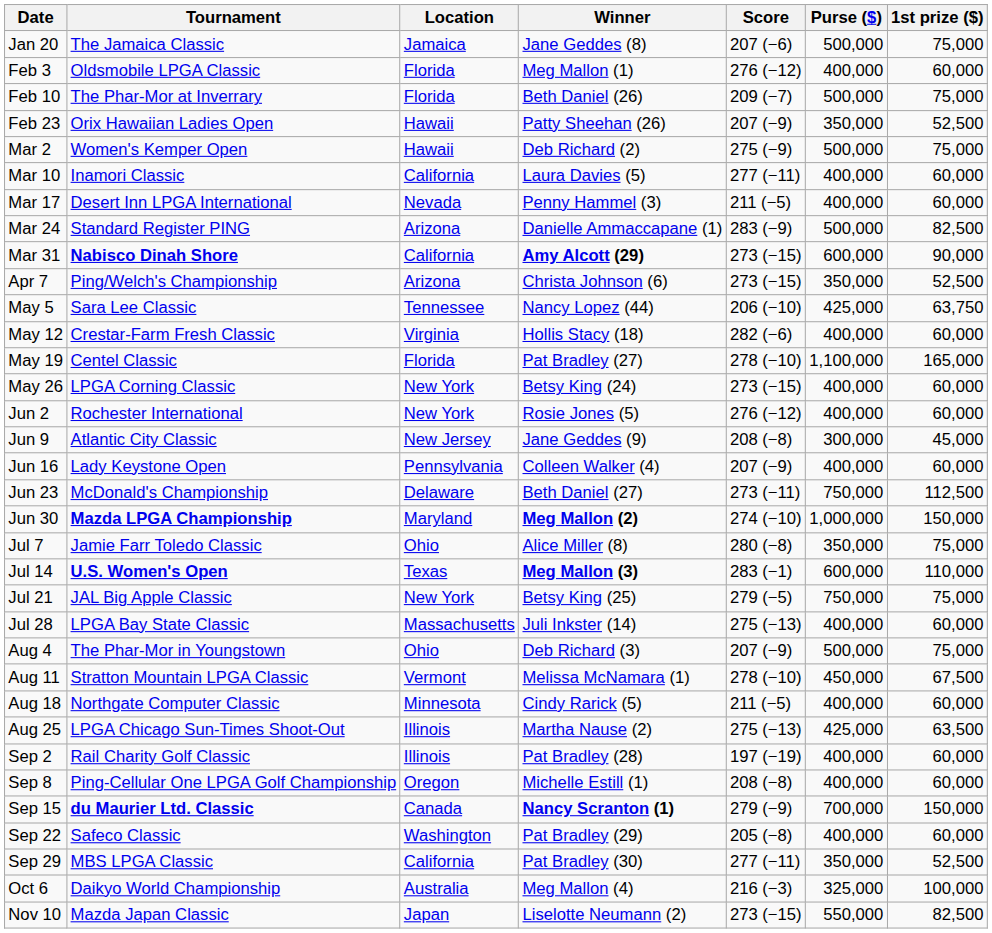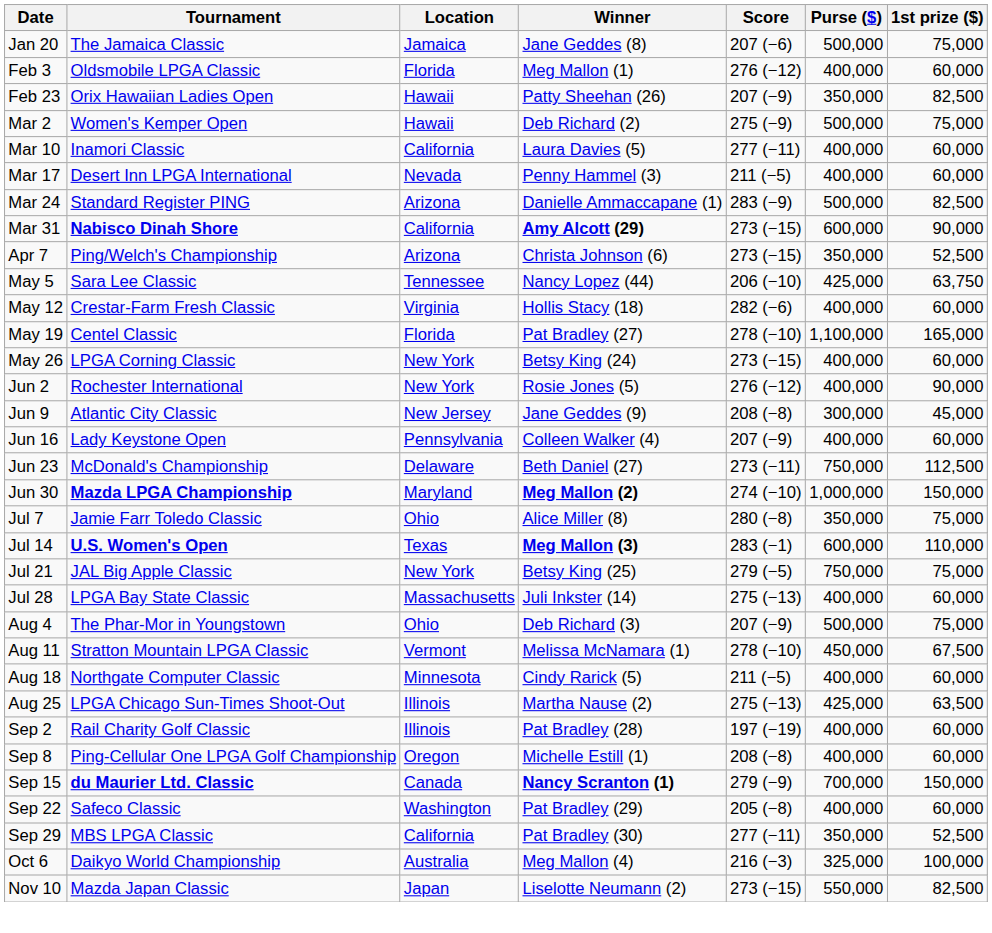- row: (34, 96)
(958, 123) 52,500 -> (958, 96) 82,500
(958, 413) 60,000 -> (958, 387) 90,000
